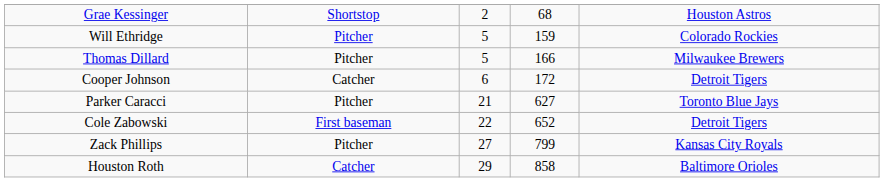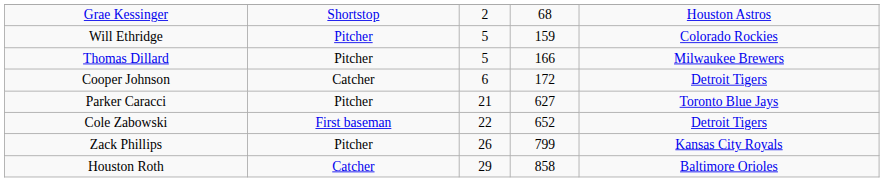(485, 144) 27 -> (485, 144) 26
